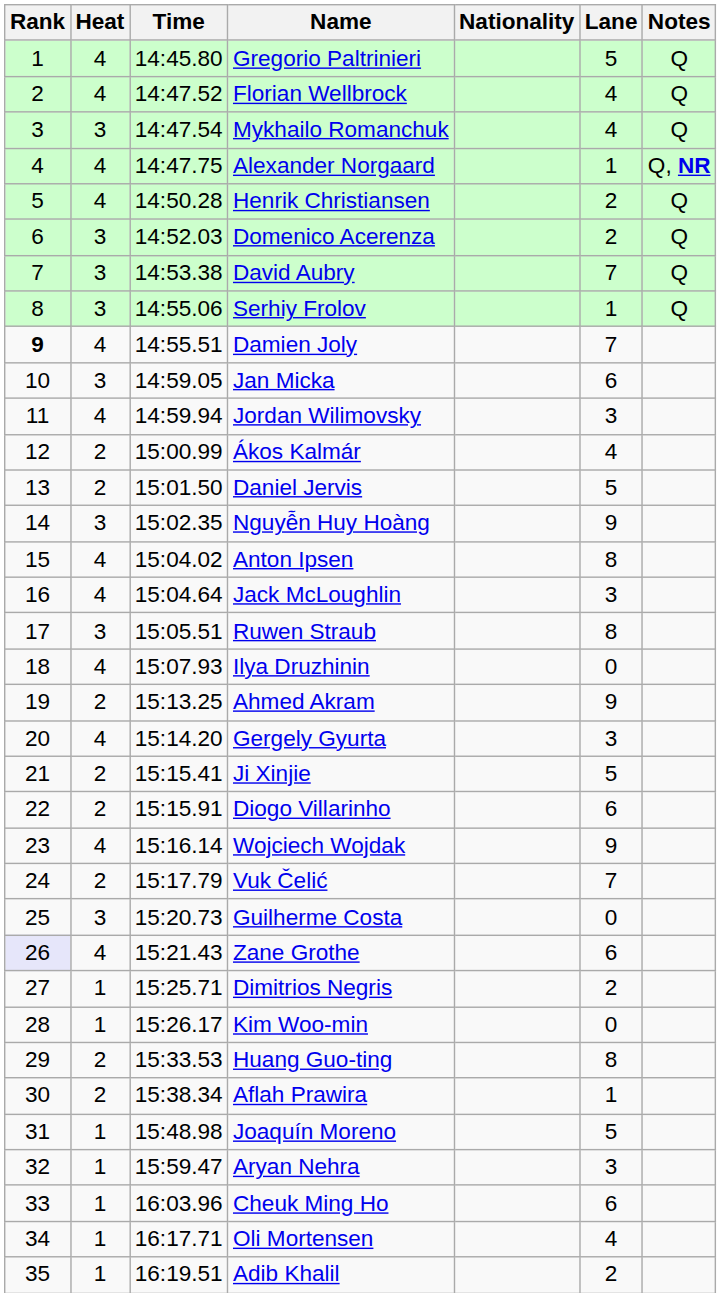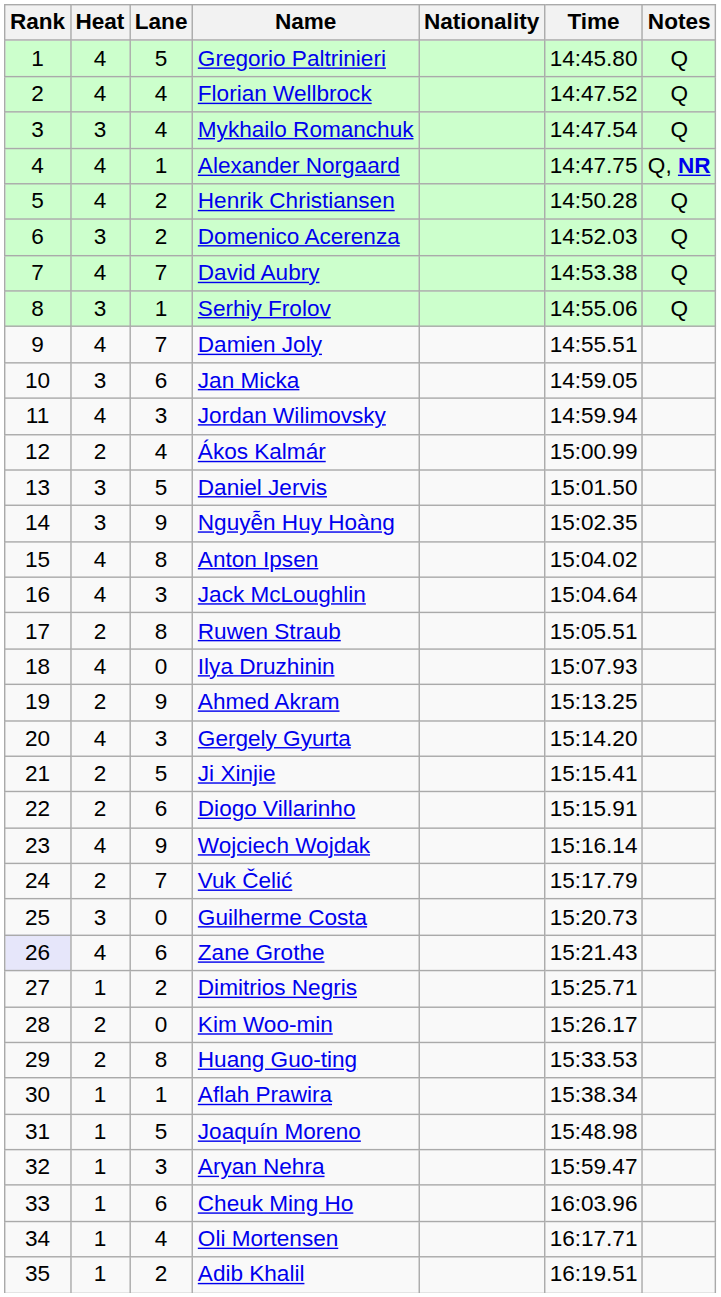columns swapped: (611, 22) <-> (179, 22)
(100, 272) 3 -> (100, 272) 4
(37, 344) bold -> (37, 344) normal
(100, 487) 2 -> (100, 487) 3
(100, 630) 3 -> (100, 630) 2
(100, 1024) 1 -> (100, 1024) 2
(100, 1095) 2 -> (100, 1095) 1
